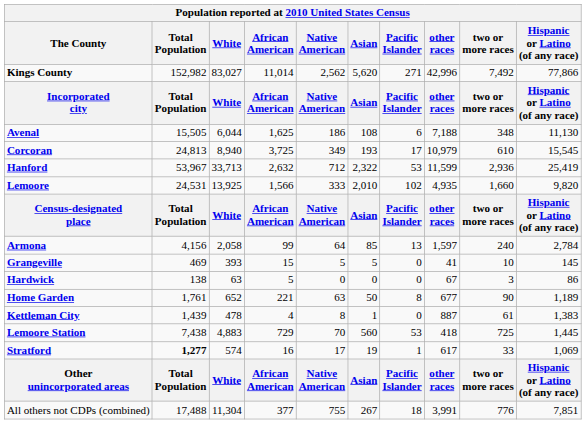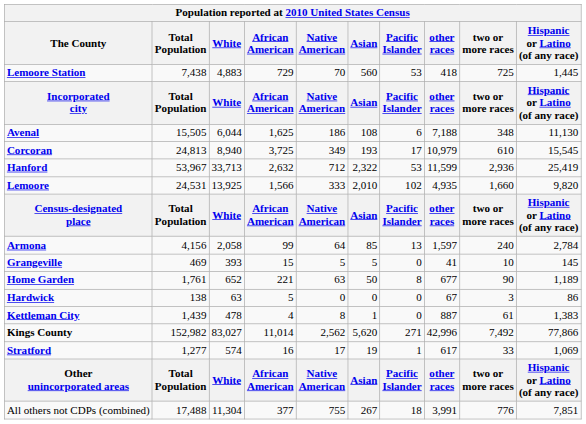rows swapped: (40, 73) <-> (46, 332)
rows swapped: (31, 280) <-> (40, 297)
(194, 350) bold -> (194, 350) normal
